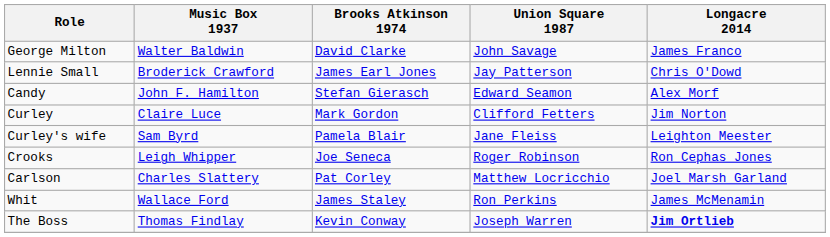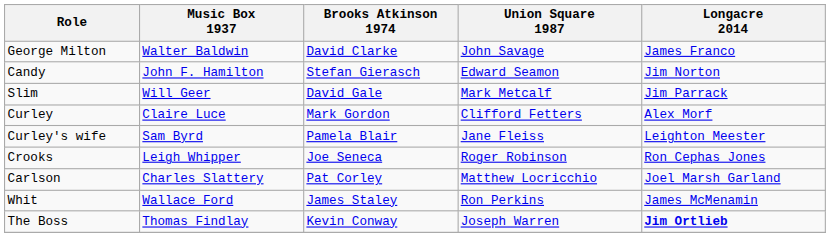- row: (53, 73)
(685, 94) Alex Morf -> (682, 73) Jim Norton
+ row: (23, 94)
(688, 115) Jim Norton -> (678, 115) Alex Morf
